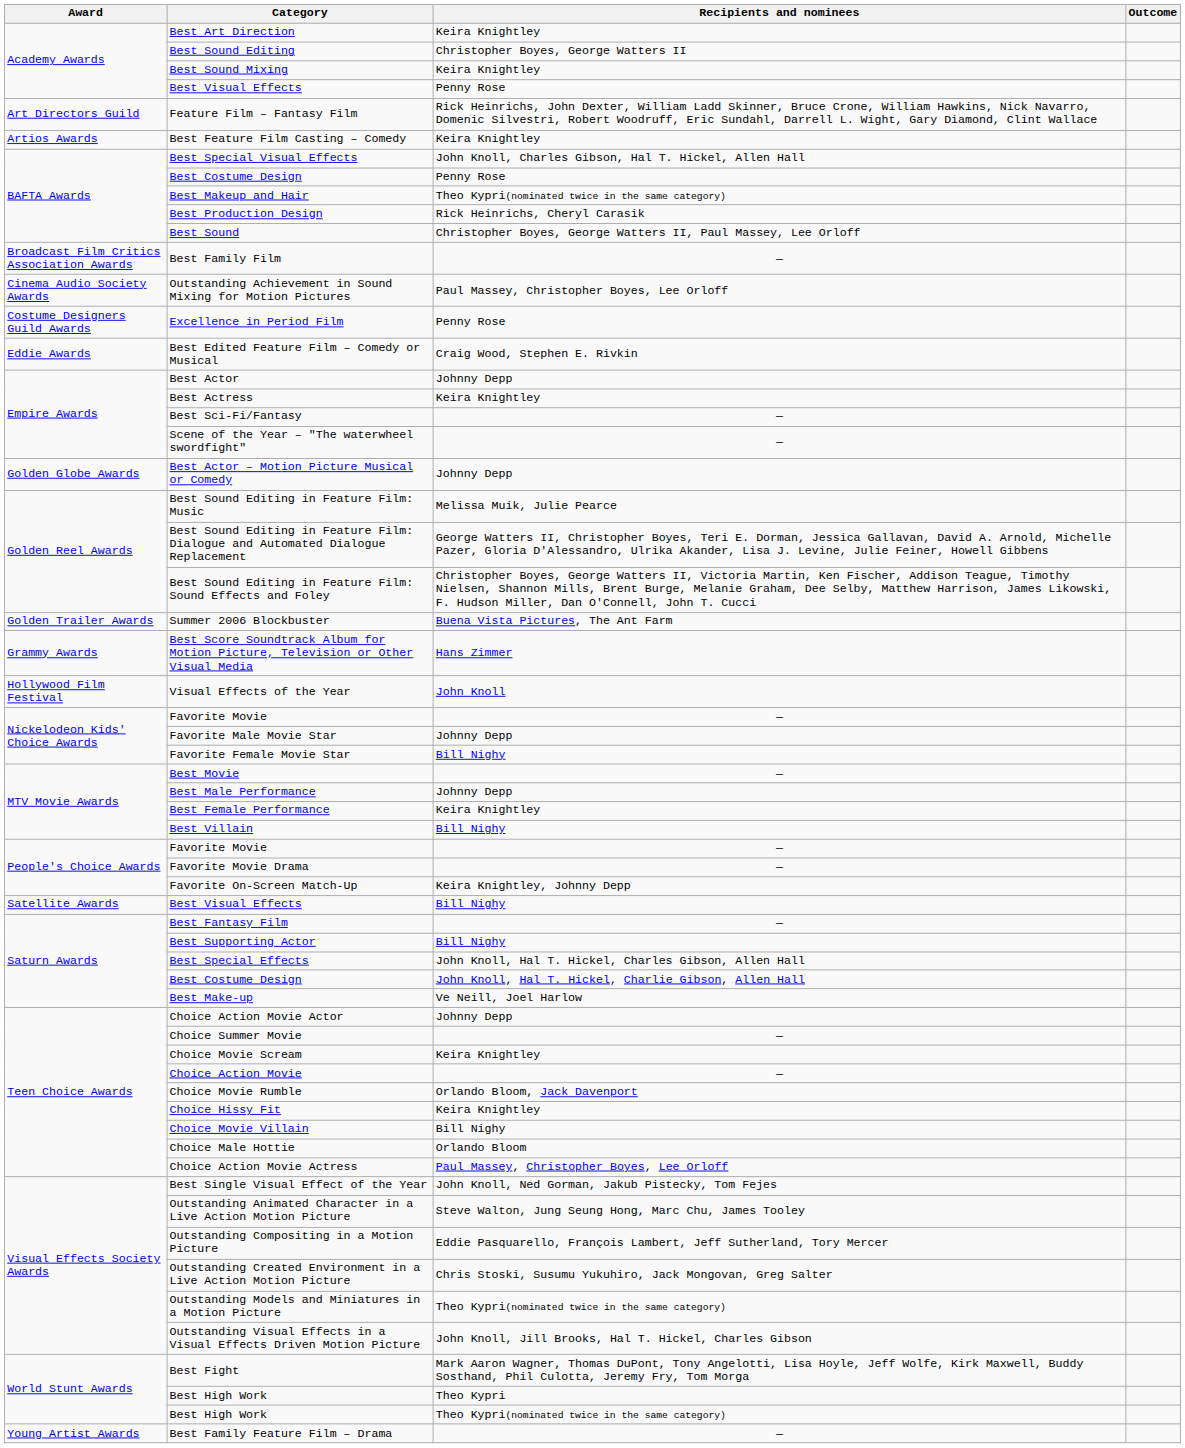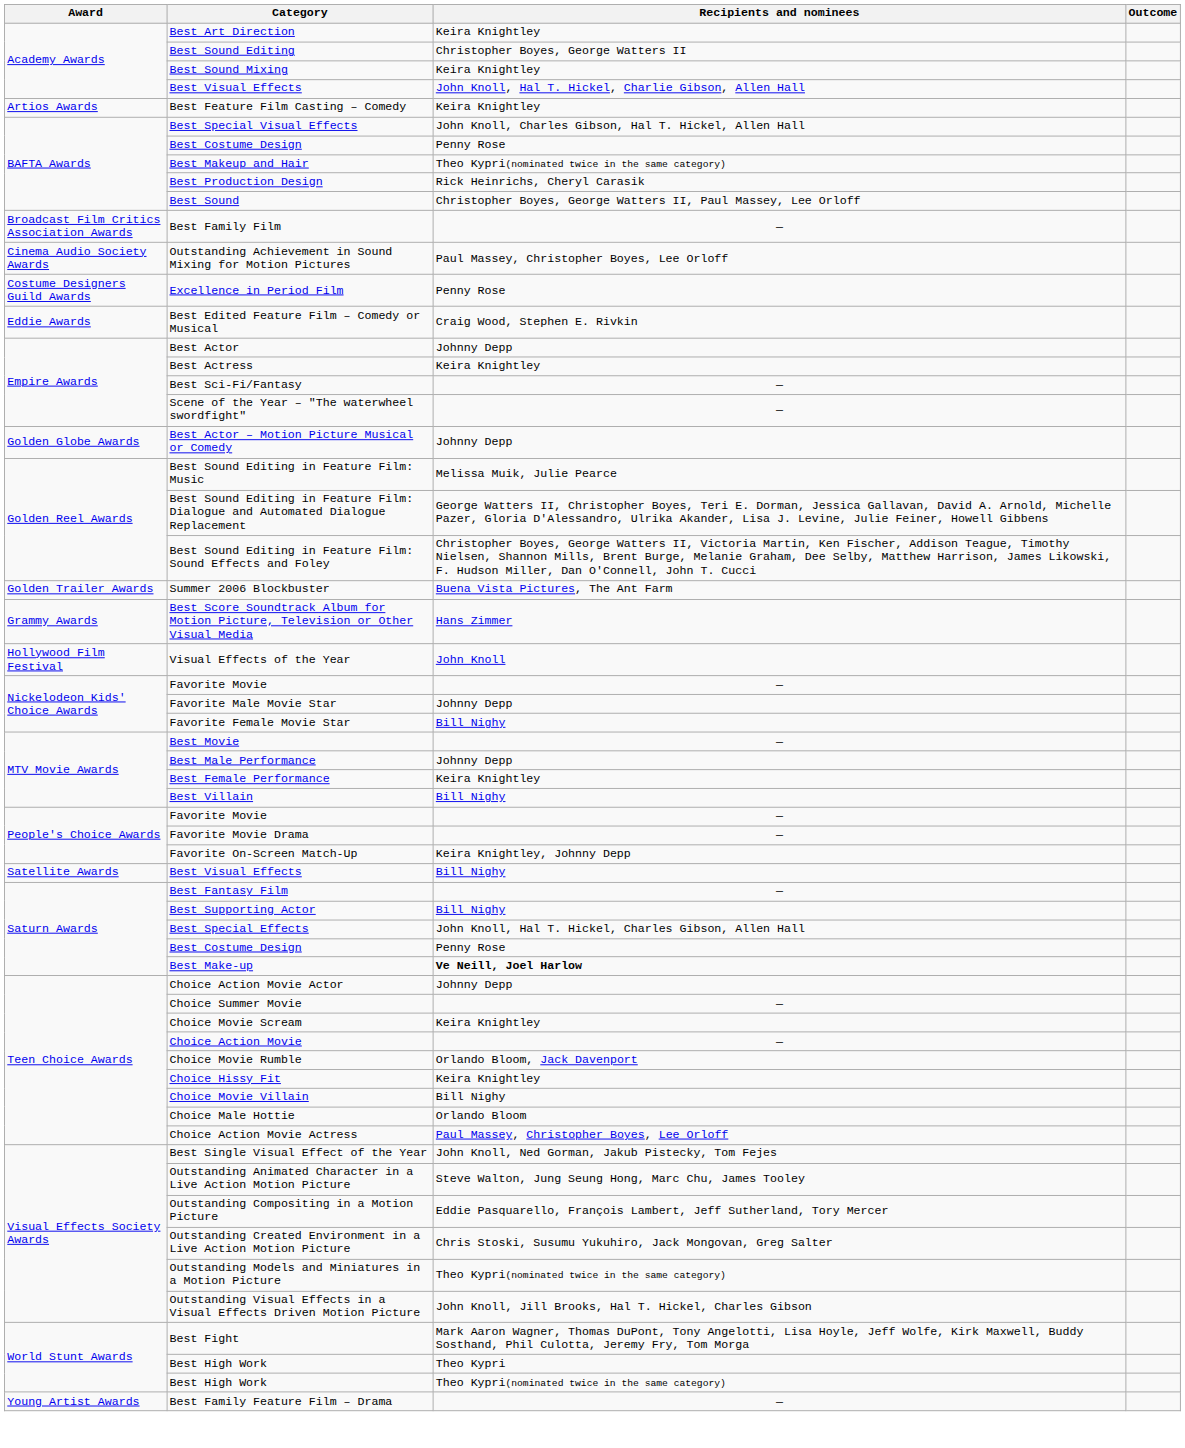(471, 89) Penny Rose -> (620, 89) John Knoll, Hal T. Hickel, Charlie Gibson, Allen Hall
- row: (73, 114)
(620, 980) John Knoll, Hal T. Hickel, Charlie Gibson, Allen Hall -> (471, 948) Penny Rose
(509, 999) normal -> (509, 967) bold
